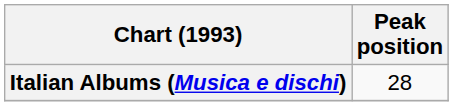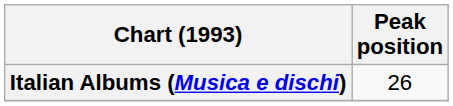(400, 82) 28 -> (400, 82) 26
